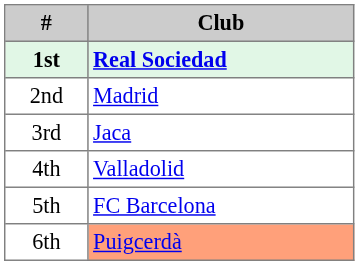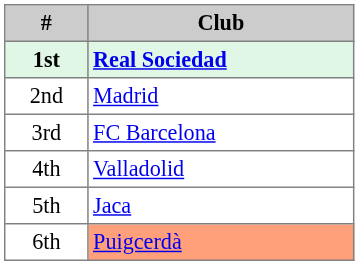(112, 132) Jaca -> (154, 132) FC Barcelona
(154, 205) FC Barcelona -> (112, 205) Jaca
